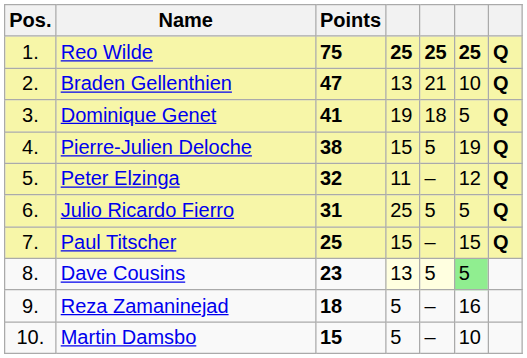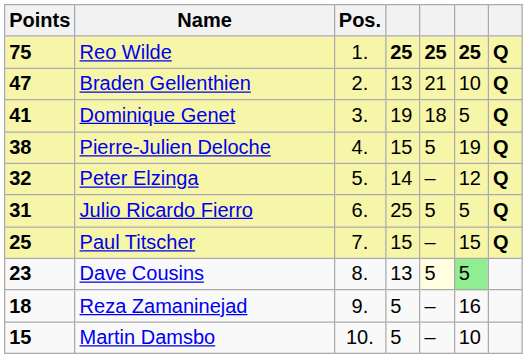columns swapped: (30, 20) <-> (350, 20)
(401, 178) 11 -> (401, 178) 14
(401, 274) lightyellow background -> (401, 274) no background
